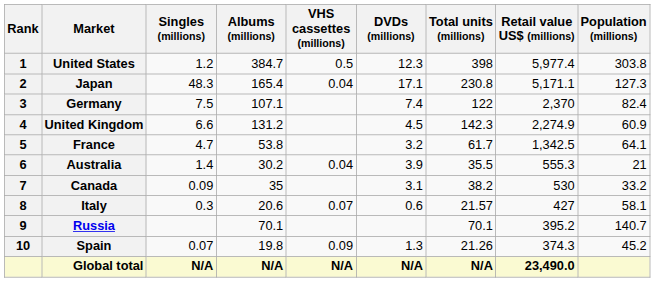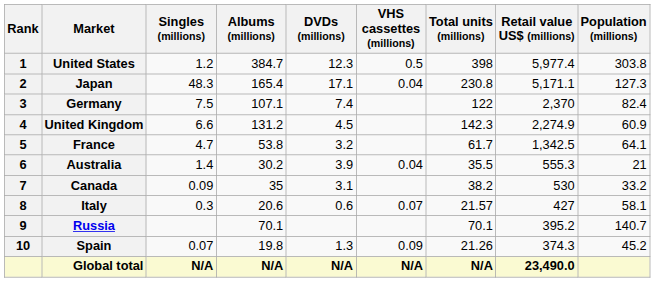columns swapped: (391, 29) <-> (321, 29)
